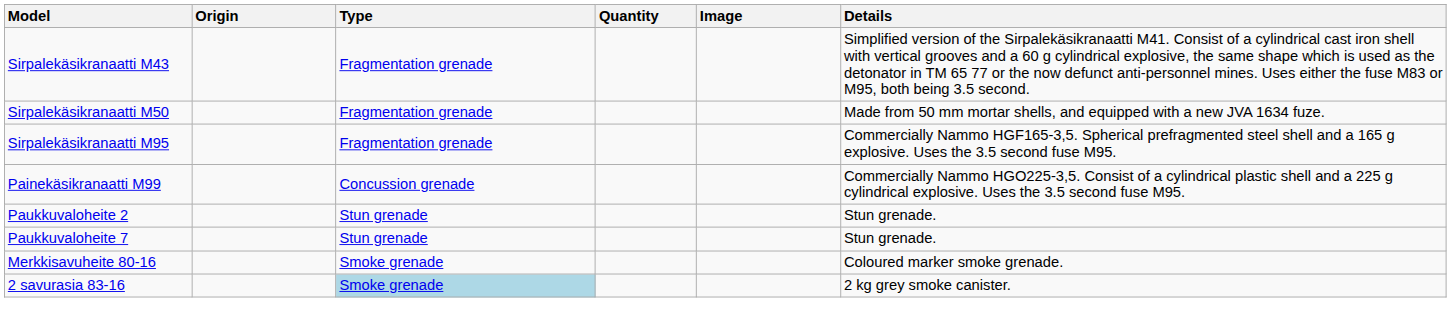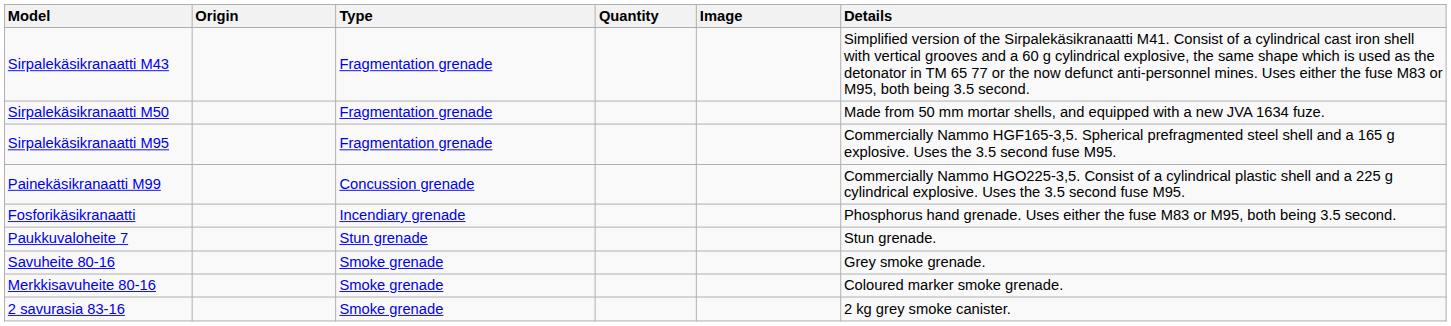+ row: (72, 215)
- row: (68, 215)
+ row: (61, 262)
(391, 285) lightblue background -> (391, 309) no background
